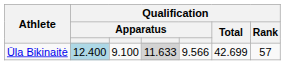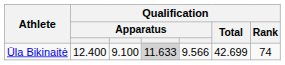(90, 52) lightblue background -> (90, 52) no background
(265, 52) 57 -> (265, 52) 74
